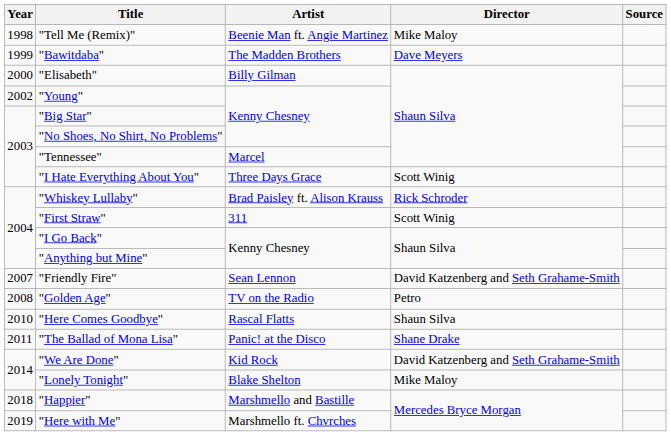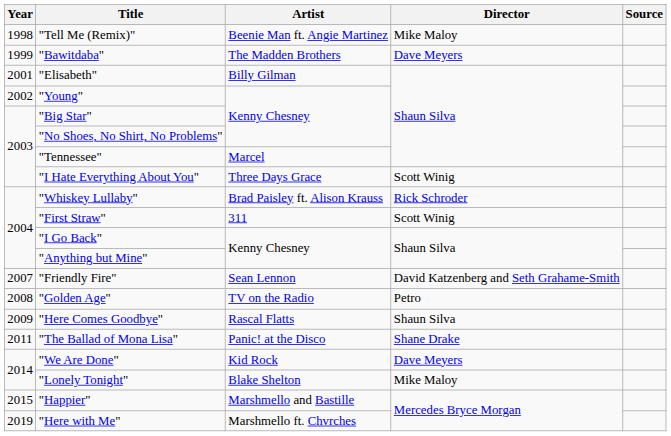(20, 75) 2000 -> (20, 75) 2001
(20, 319) 2010 -> (20, 319) 2009
(507, 359) David Katzenberg and Seth Grahame-Smith -> (428, 359) Dave Meyers
(20, 400) 2018 -> (20, 400) 2015
